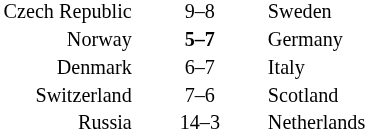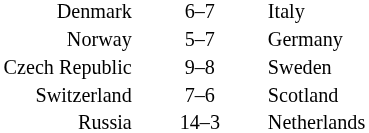rows swapped: (68, 12) <-> (94, 67)
(200, 39) bold -> (200, 39) normal
